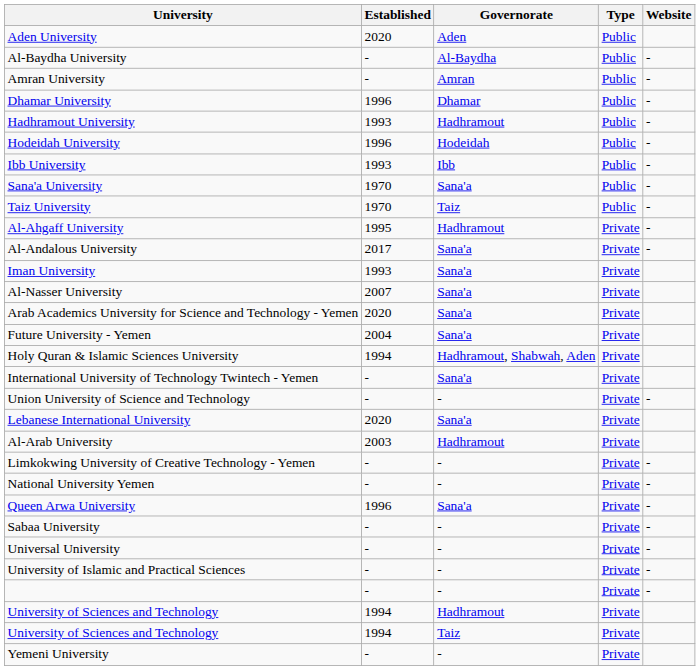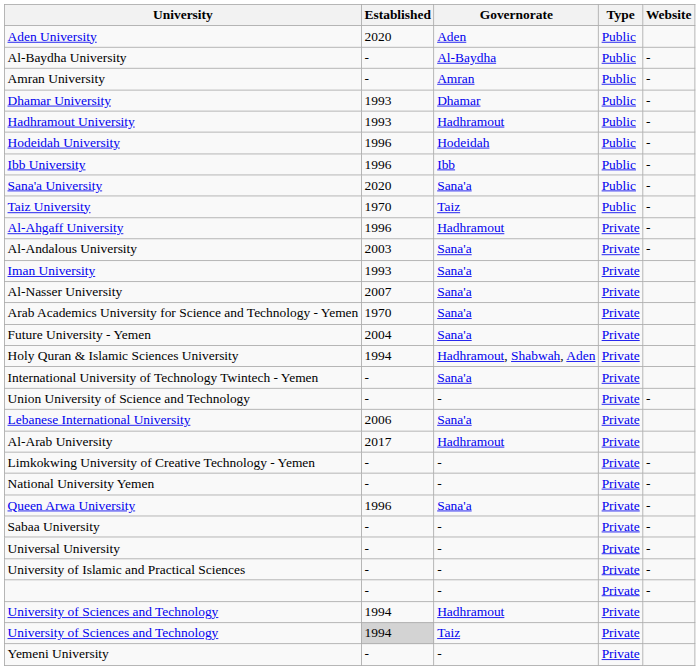(378, 100) 1996 -> (378, 100) 1993
(378, 164) 1993 -> (378, 164) 1996
(378, 185) 1970 -> (378, 185) 2020
(378, 228) 1995 -> (378, 228) 1996
(378, 249) 2017 -> (378, 249) 2003
(378, 313) 2020 -> (378, 313) 1970
(378, 420) 2020 -> (378, 420) 2006
(378, 441) 2003 -> (378, 441) 2017
(378, 633) no background -> (378, 633) lightgrey background
